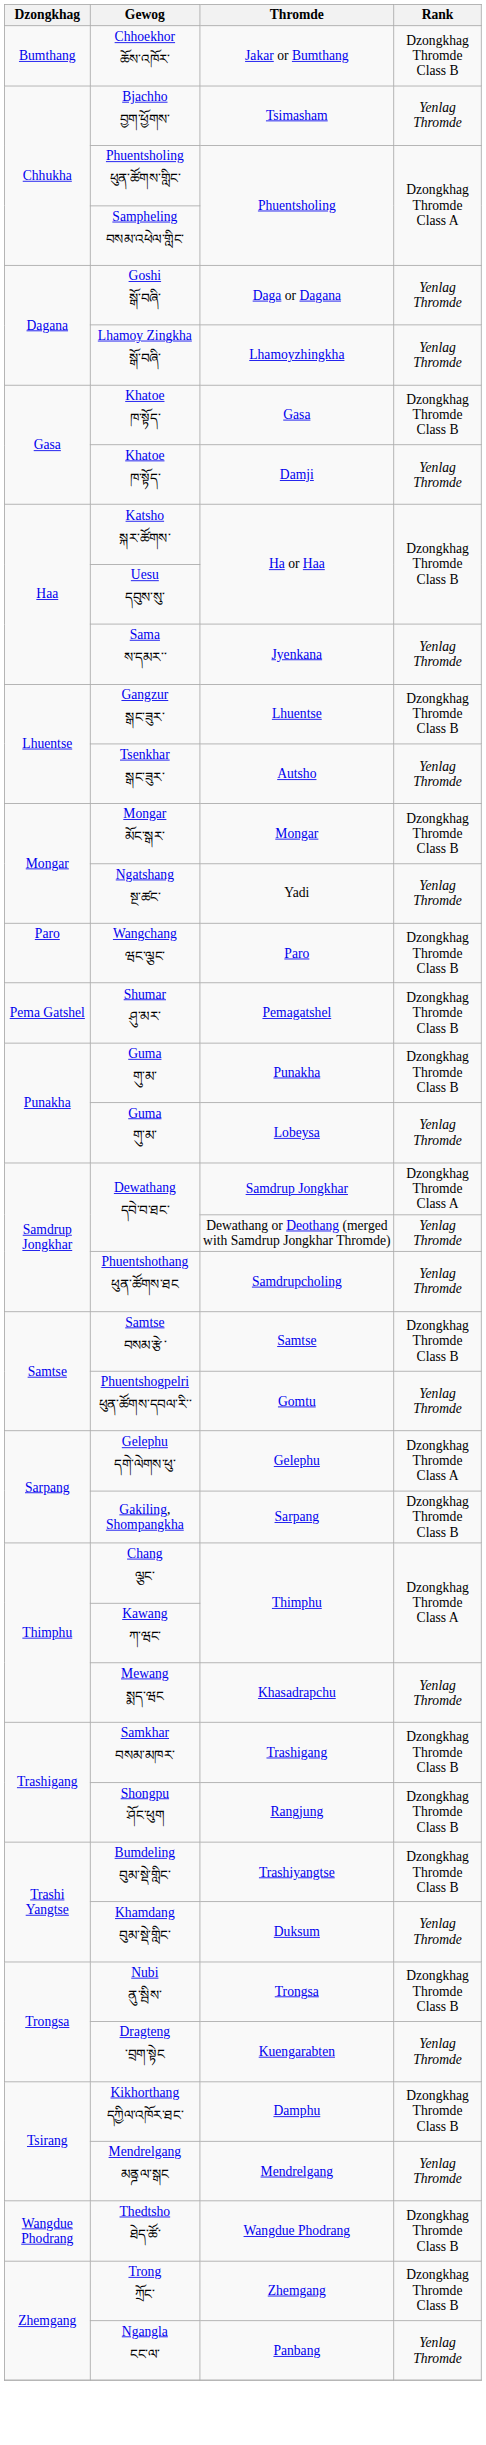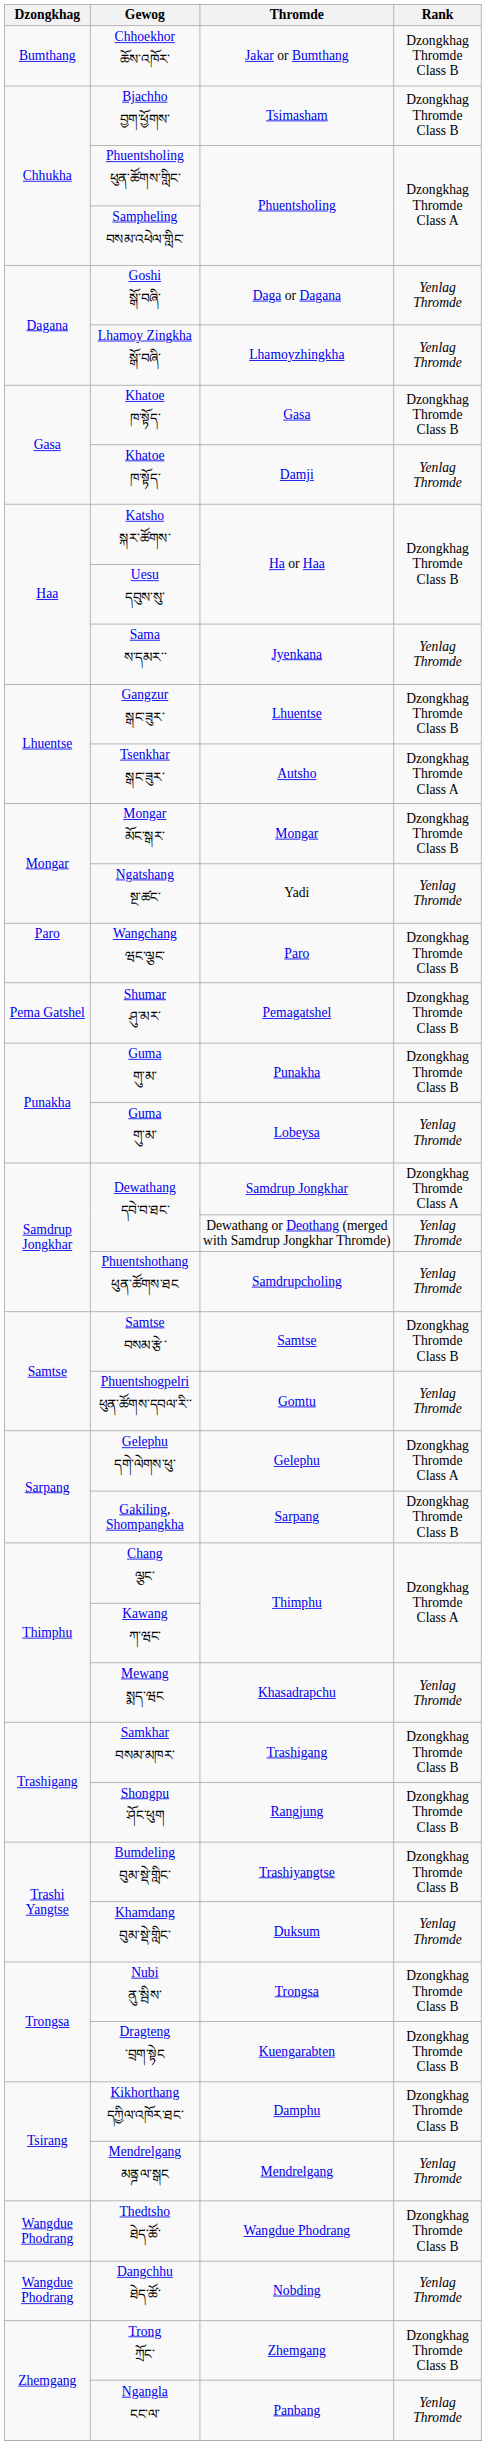(438, 115) Yenlag Thromde -> (438, 115) Dzongkhag Thromde Class B
(438, 773) Yenlag Thromde -> (438, 773) Dzongkhag Thromde Class A
(438, 2051) Yenlag Thromde -> (438, 2051) Dzongkhag Thromde Class B
+ row: (145, 2283)
